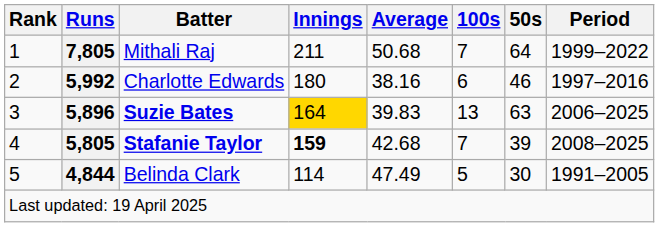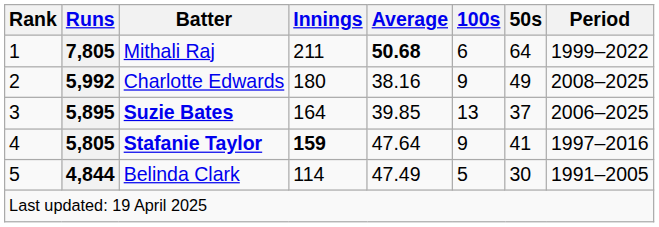(396, 50) normal -> (396, 50) bold
(462, 50) 7 -> (462, 50) 6
(462, 81) 6 -> (462, 81) 9
(520, 81) 46 -> (520, 81) 49
(600, 81) 1997–2016 -> (600, 81) 2008–2025
(90, 112) 5,896 -> (90, 112) 5,895
(310, 112) gold background -> (310, 112) no background
(396, 112) 39.83 -> (396, 112) 39.85
(520, 112) 63 -> (520, 112) 37
(396, 143) 42.68 -> (396, 143) 47.64
(462, 143) 7 -> (462, 143) 9
(520, 143) 39 -> (520, 143) 41
(600, 143) 2008–2025 -> (600, 143) 1997–2016
